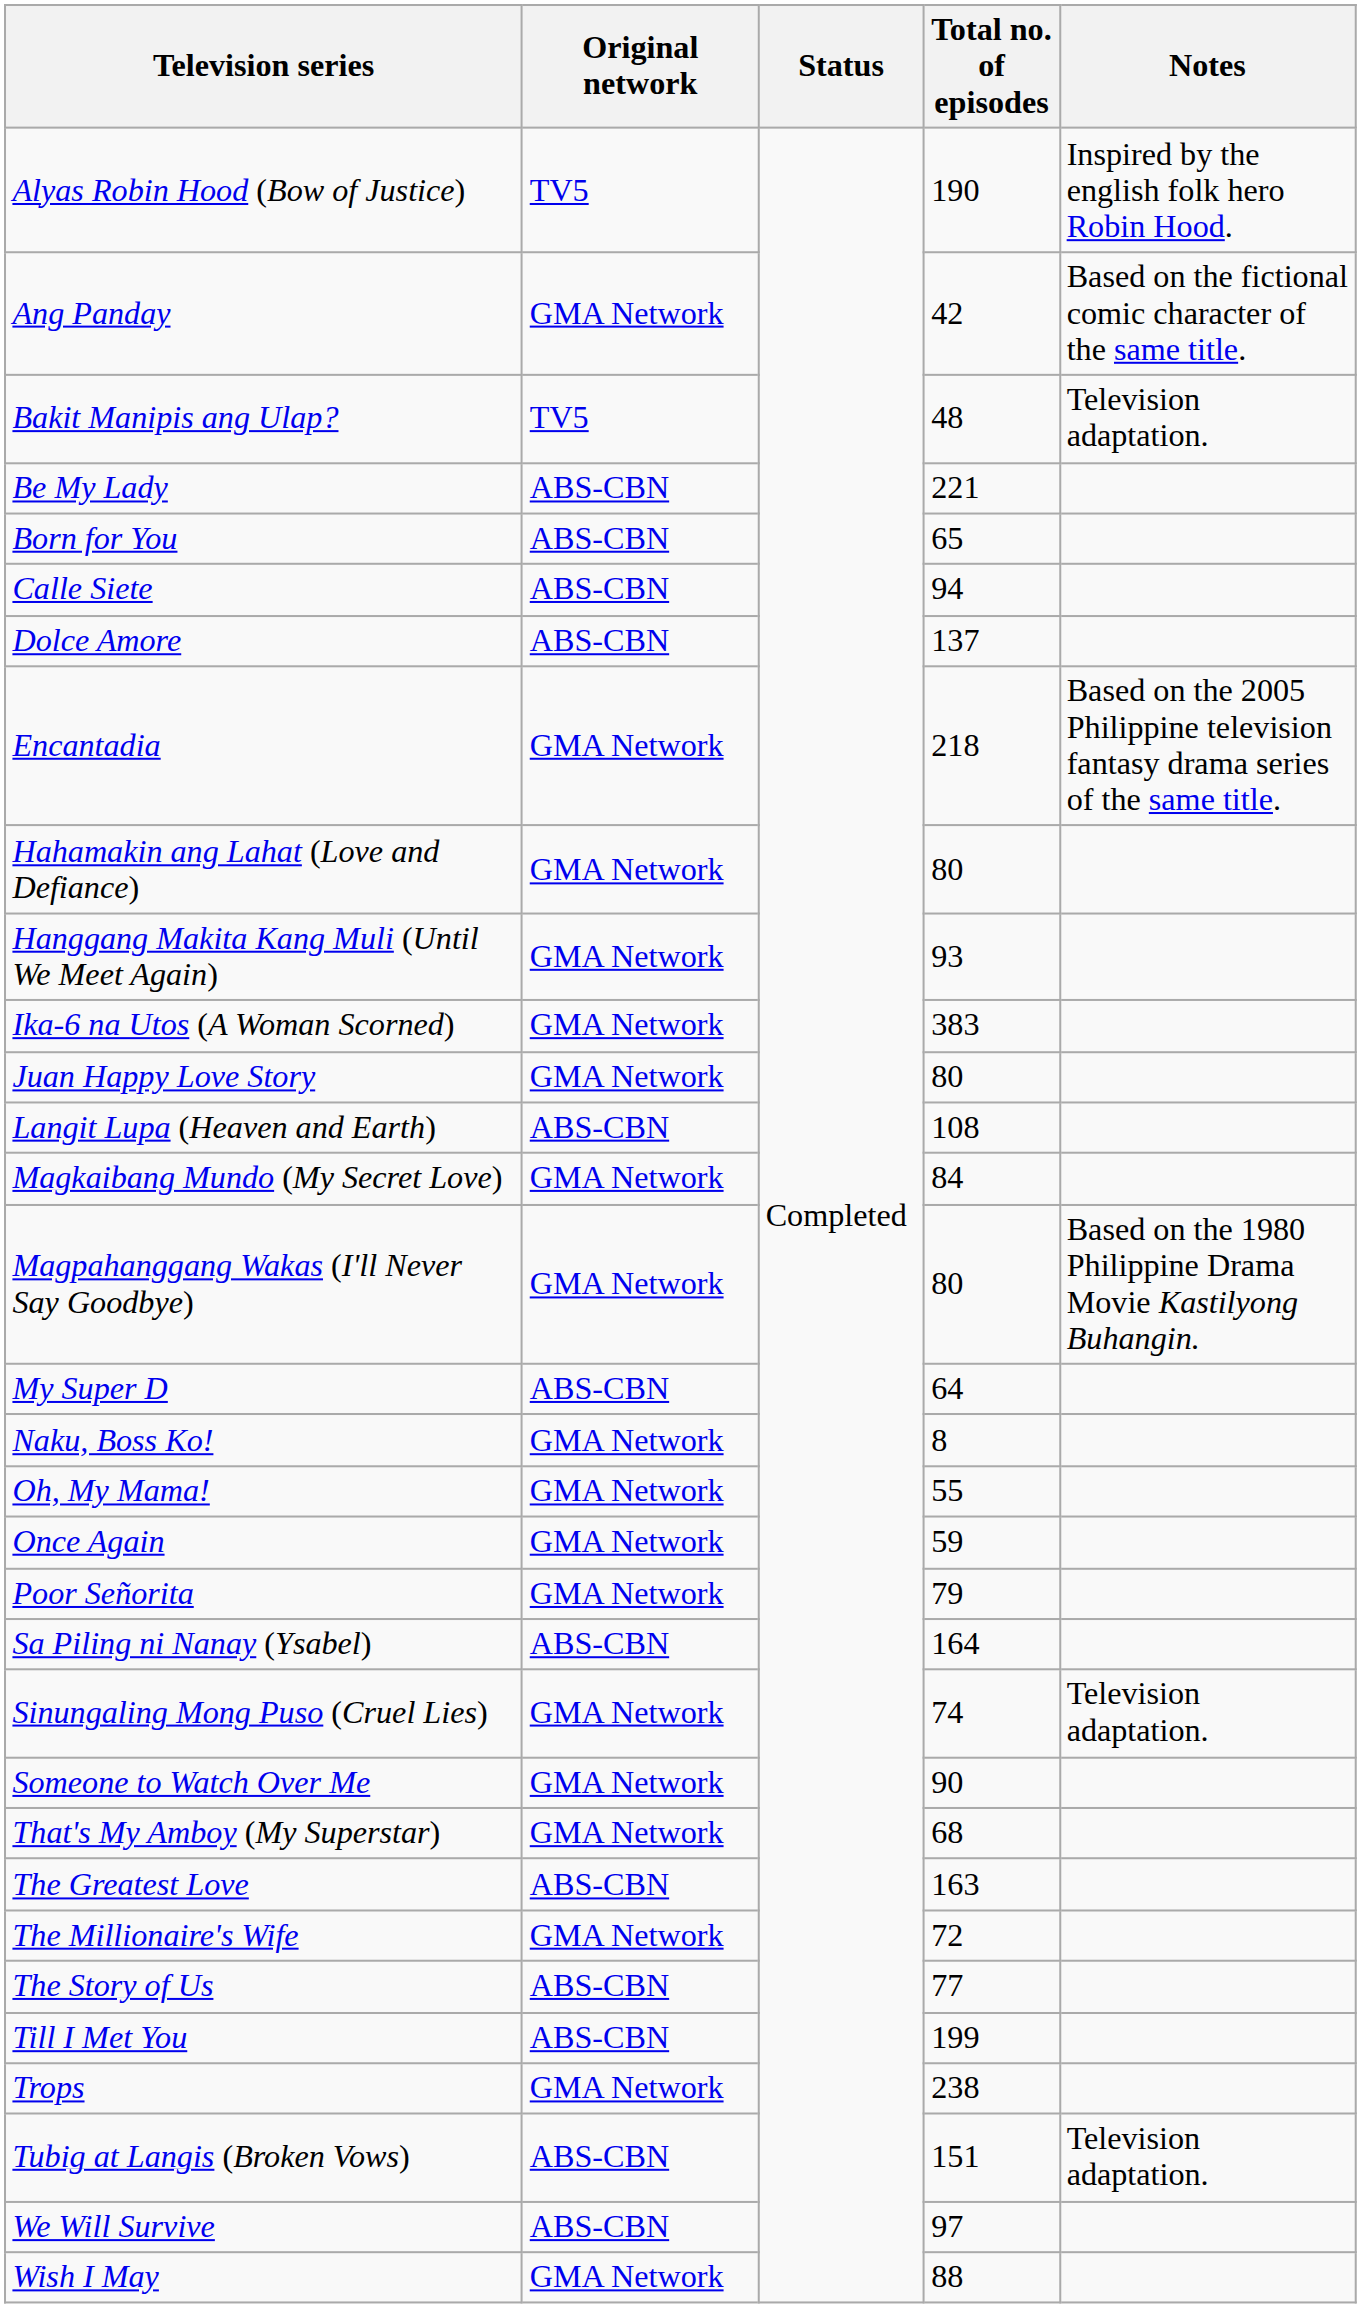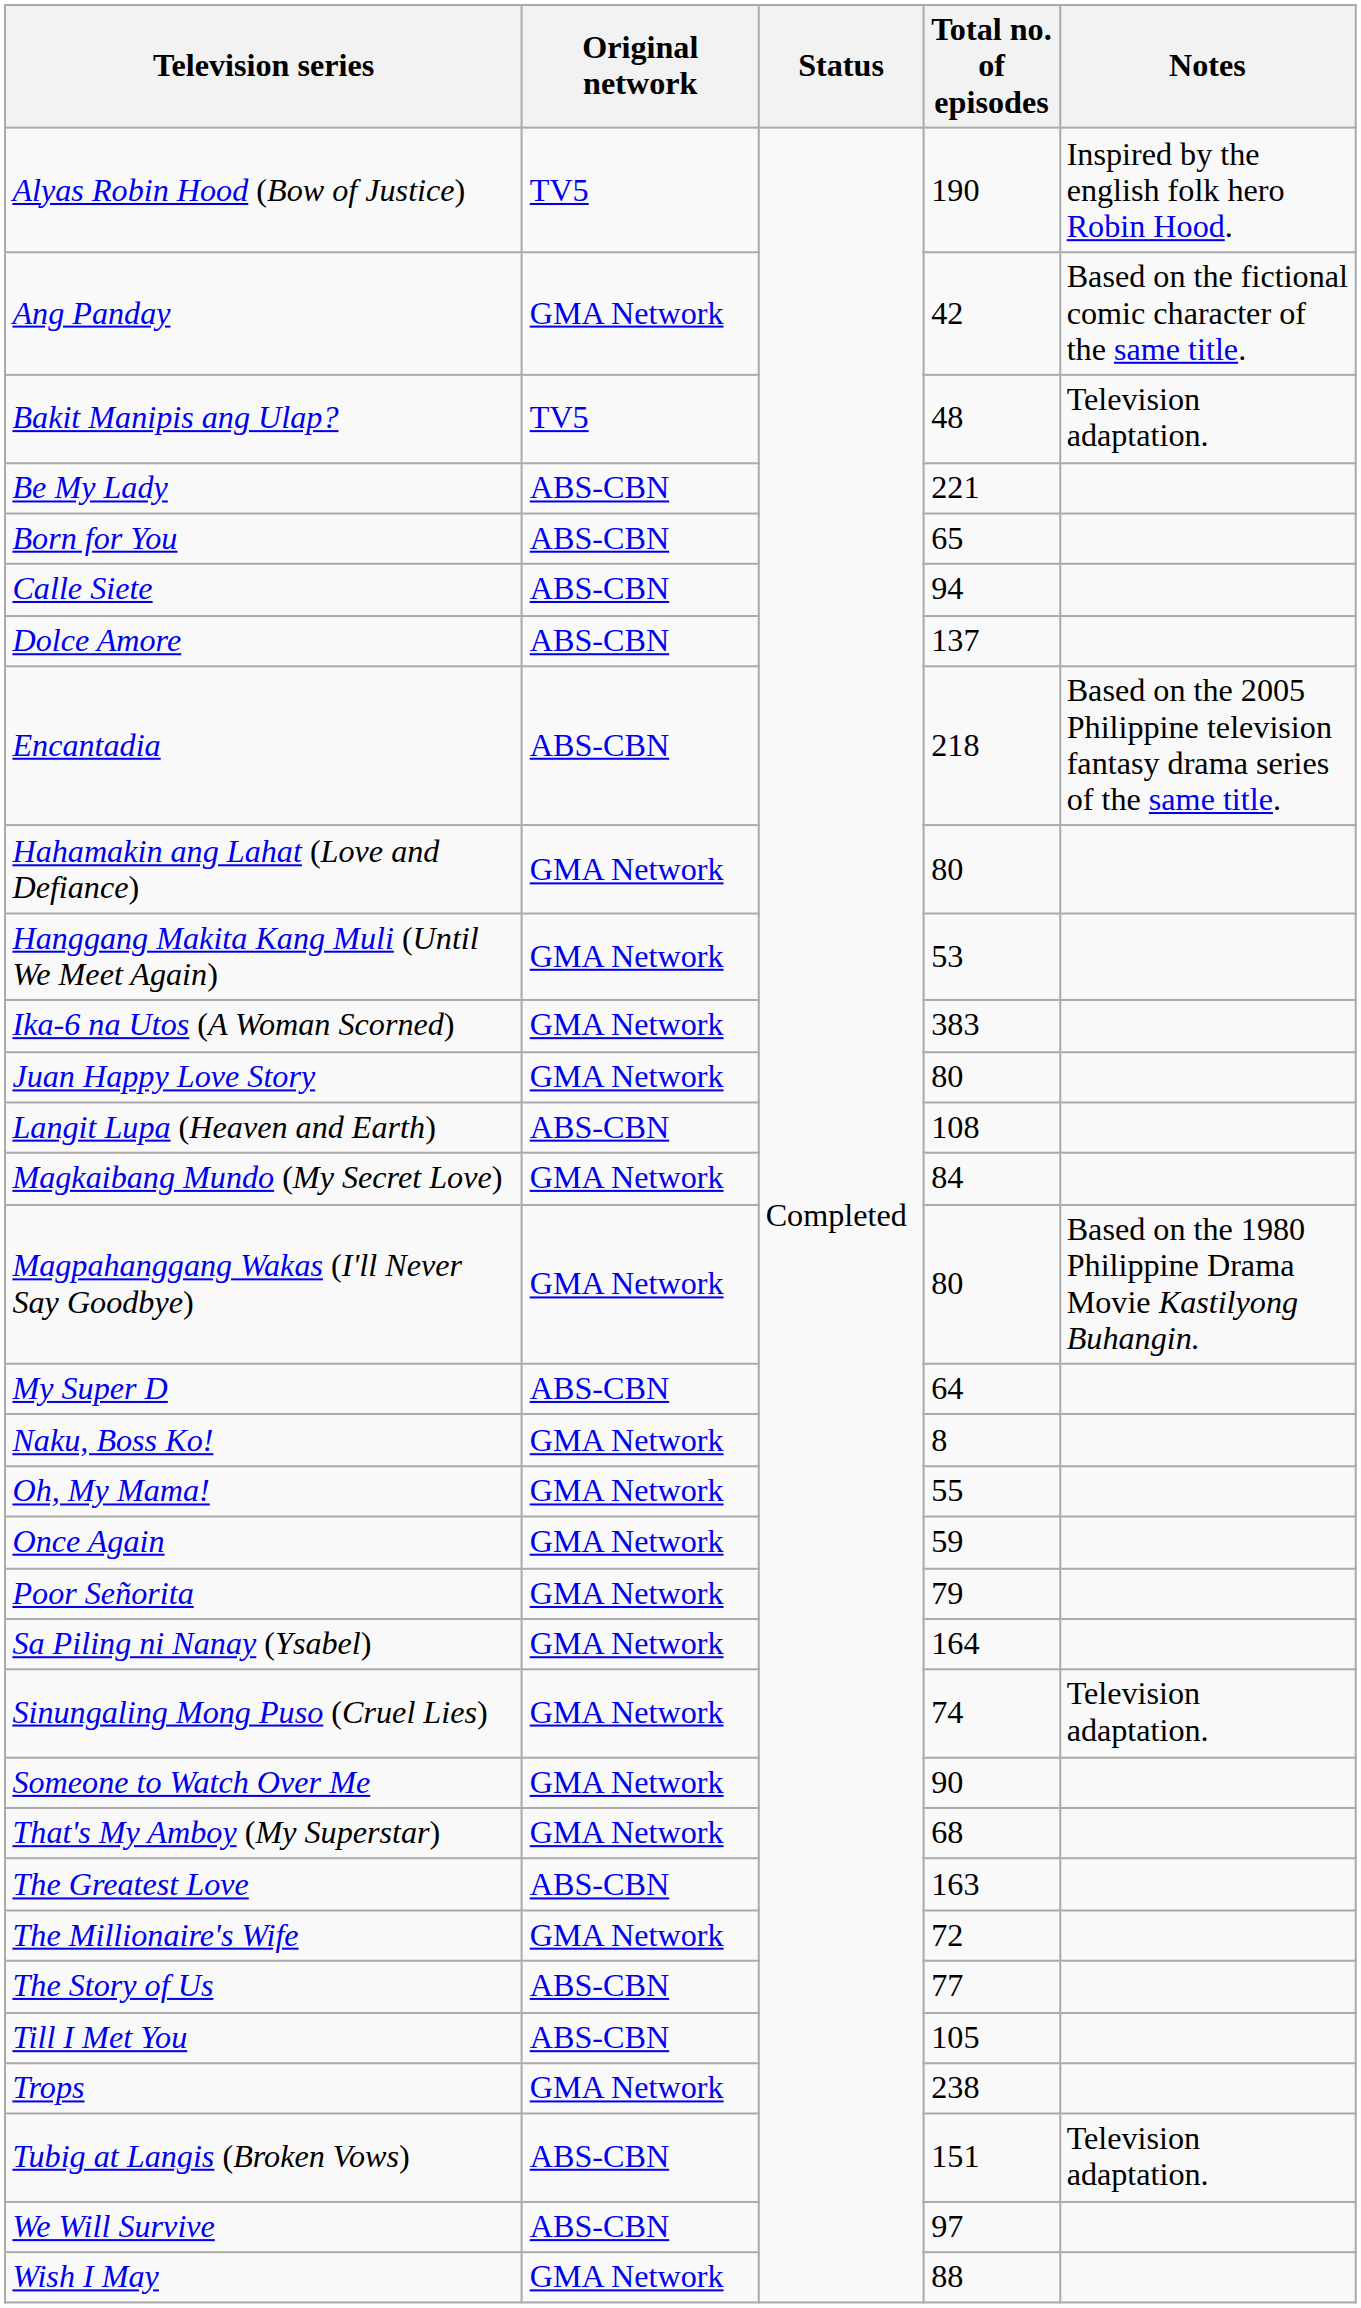(627, 745) GMA Network -> (599, 745) ABS-CBN
(947, 956) 93 -> (947, 956) 53
(599, 1643) ABS-CBN -> (627, 1643) GMA Network
(955, 2036) 199 -> (955, 2036) 105
